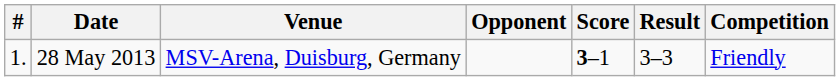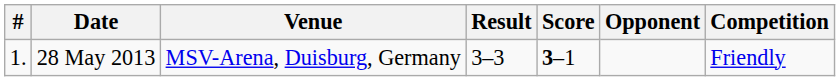columns swapped: (519, 22) <-> (670, 22)
